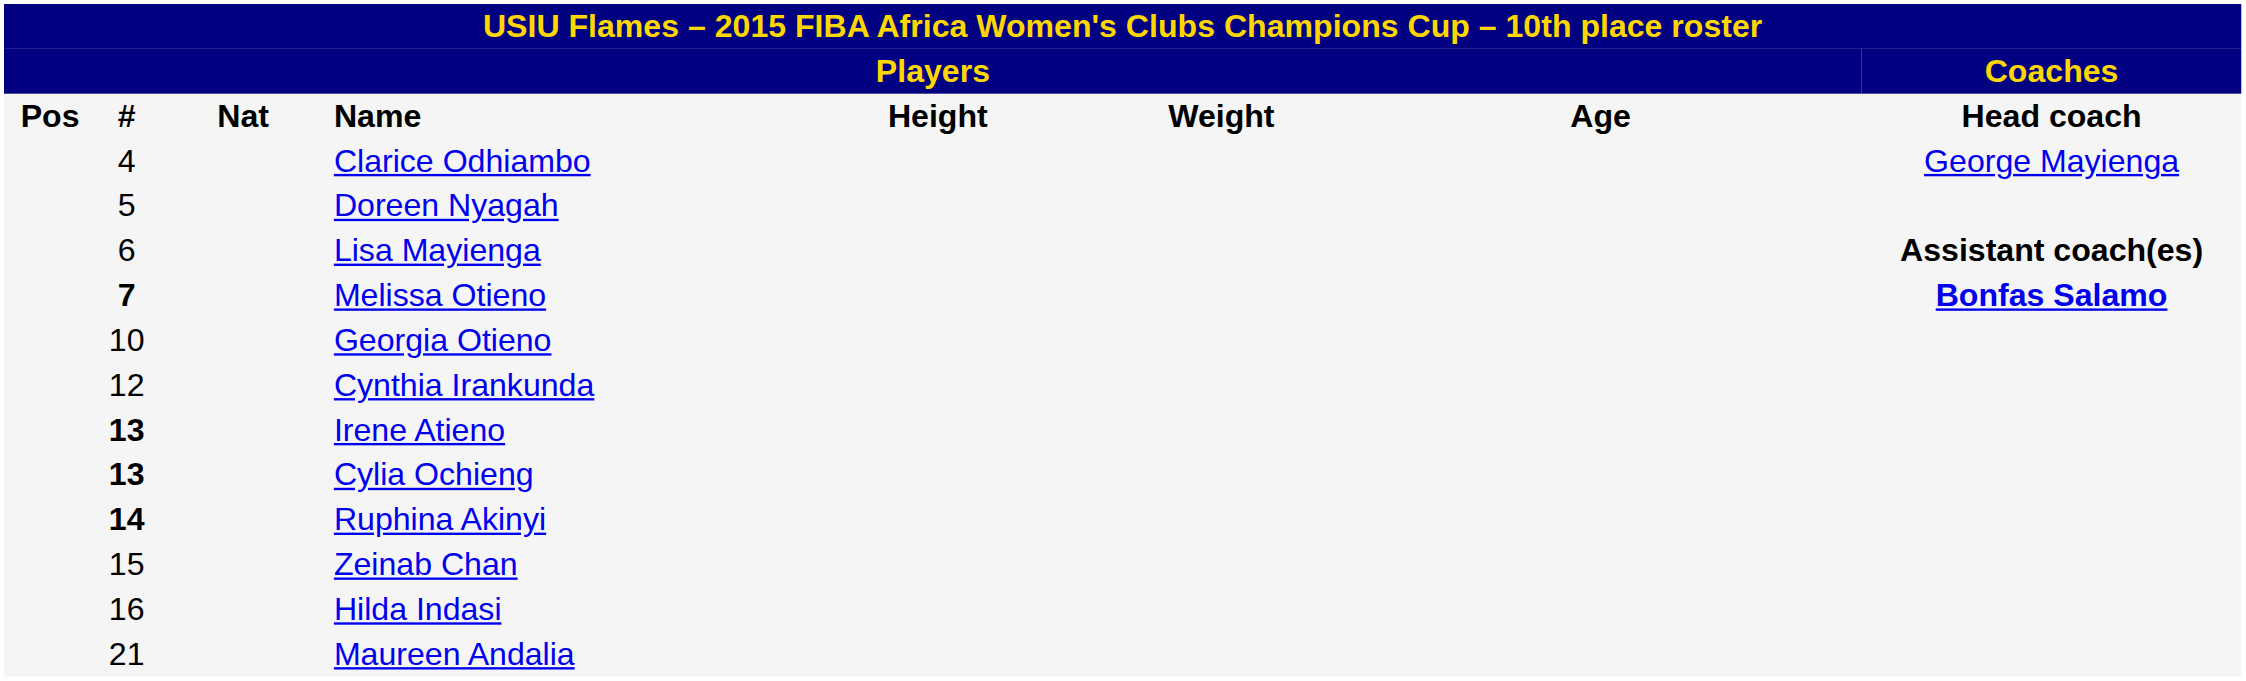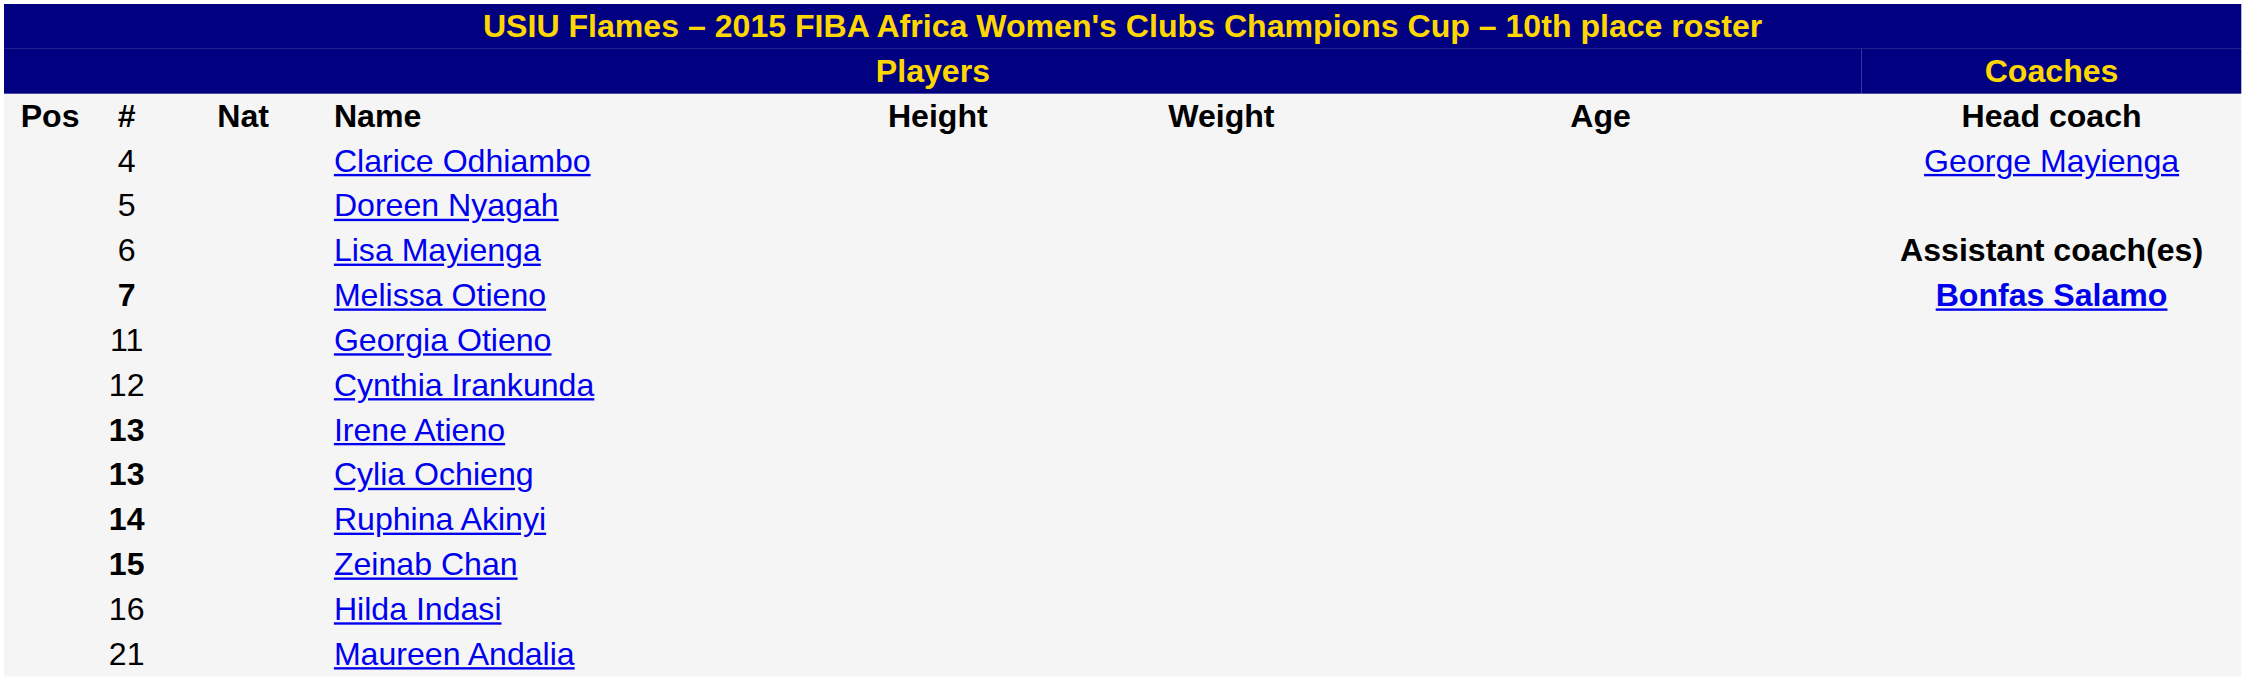(127, 340) 10 -> (127, 340) 11
(127, 564) normal -> (127, 564) bold
